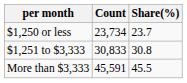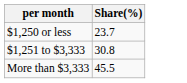- column: (110, 13)
